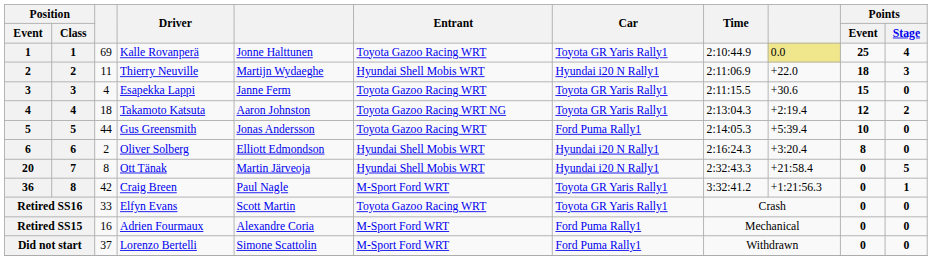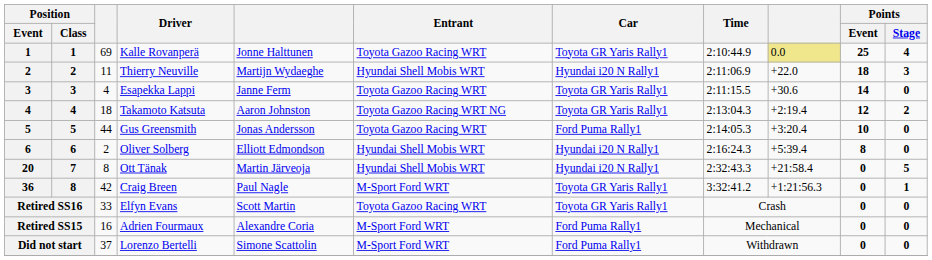(863, 90) 15 -> (863, 90) 14
(789, 129) +5:39.4 -> (789, 129) +3:20.4
(789, 148) +3:20.4 -> (789, 148) +5:39.4
